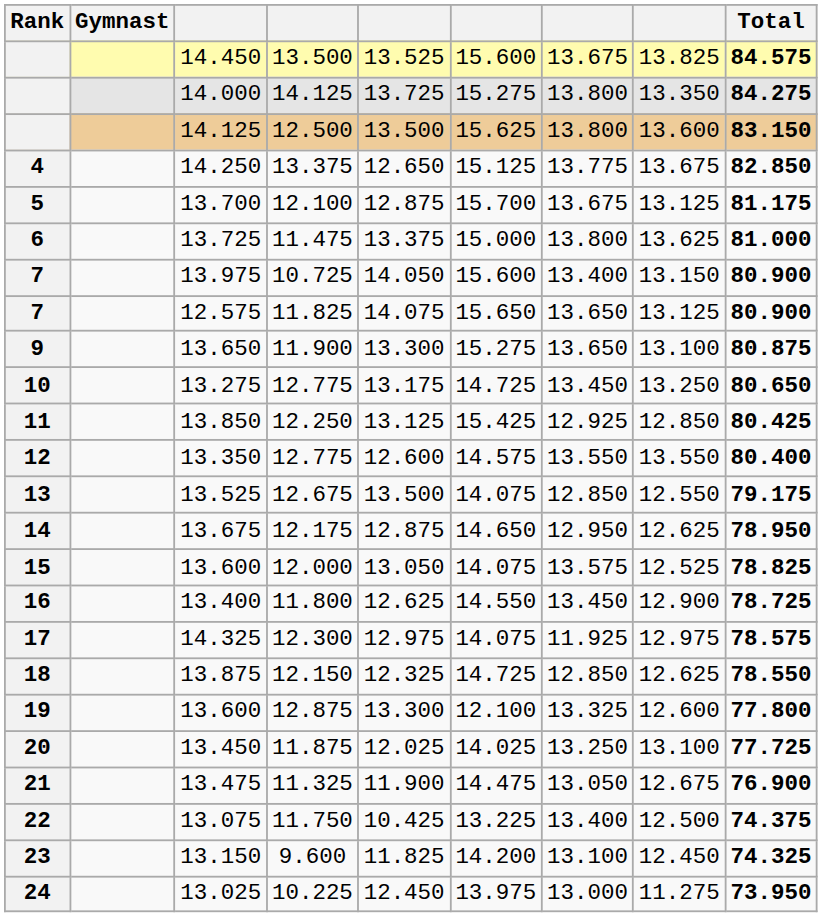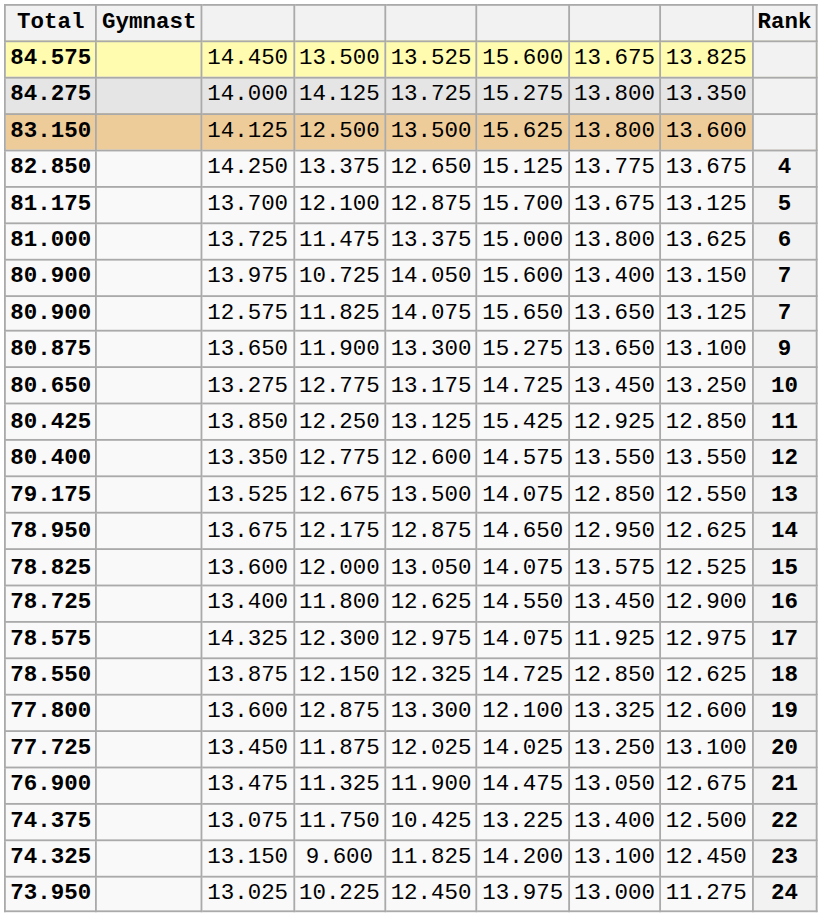columns swapped: (37, 23) <-> (771, 23)
